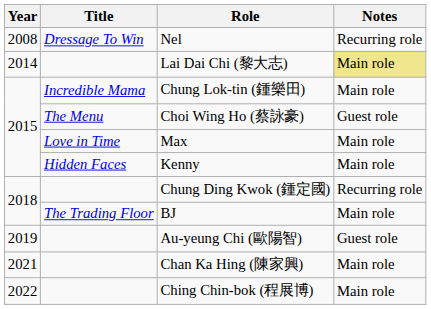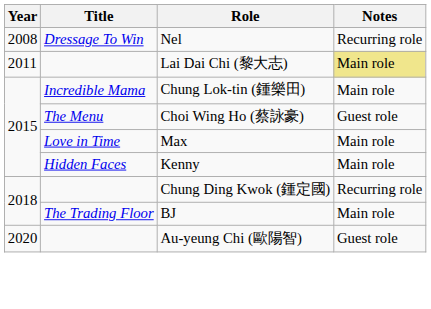(23, 64) 2014 -> (22, 64) 2011
(23, 238) 2019 -> (23, 238) 2020
- row: (232, 264)
- row: (237, 290)
